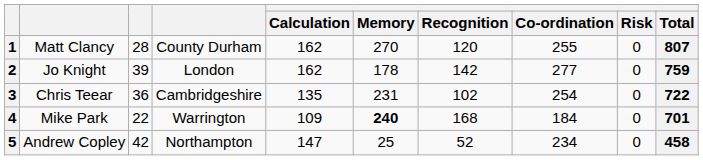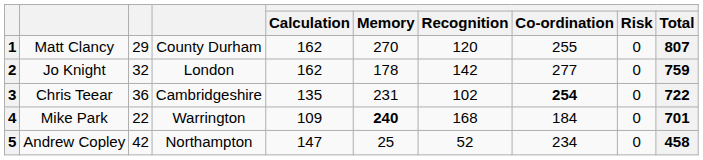(141, 47) 28 -> (141, 47) 29
(141, 71) 39 -> (141, 71) 32
(565, 94) normal -> (565, 94) bold
